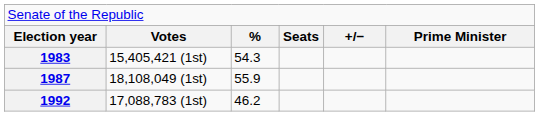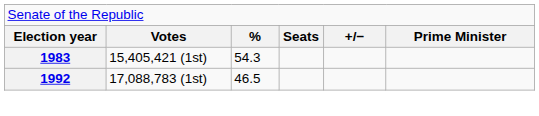- row: (55, 79)
(247, 100) 46.2 -> (247, 79) 46.5
